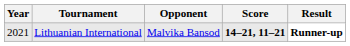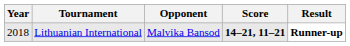(18, 32) 2021 -> (18, 32) 2018
